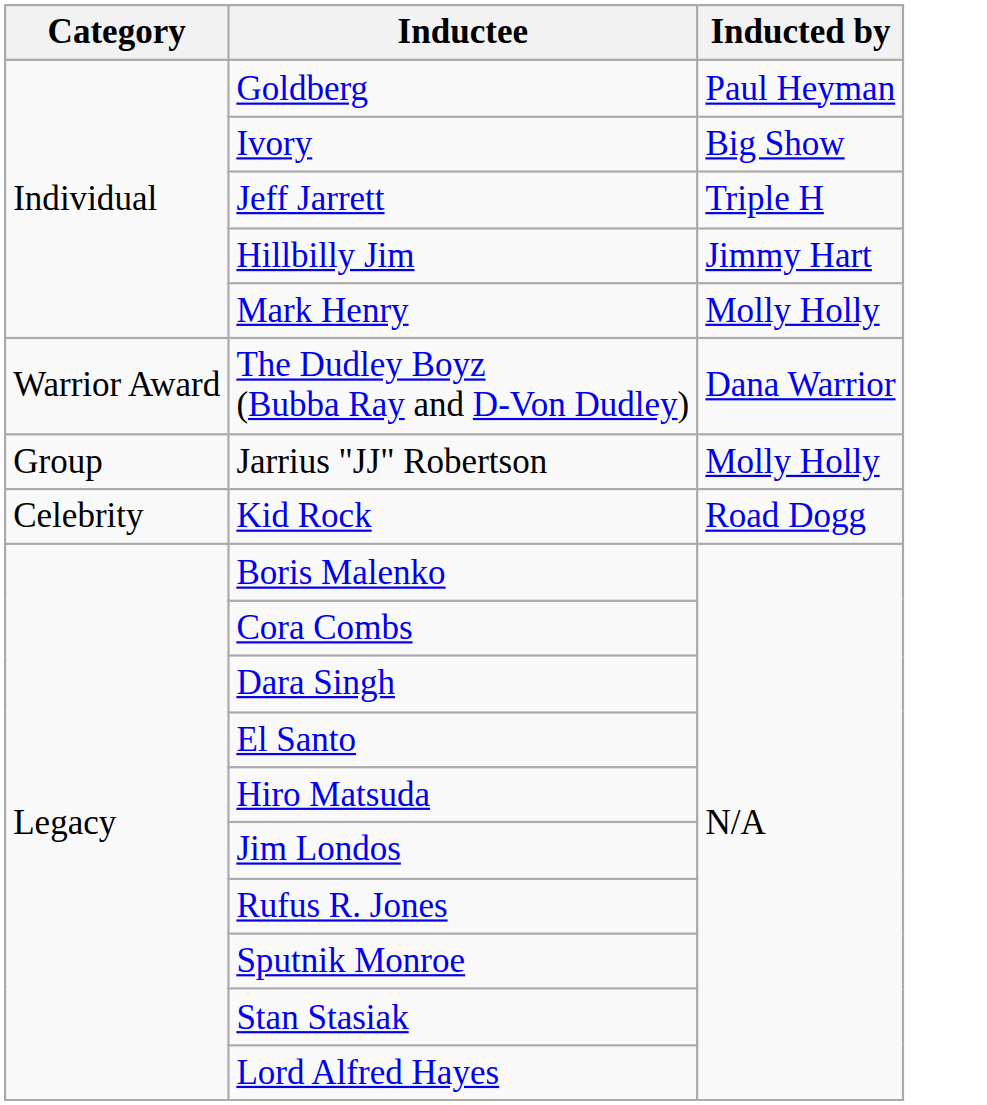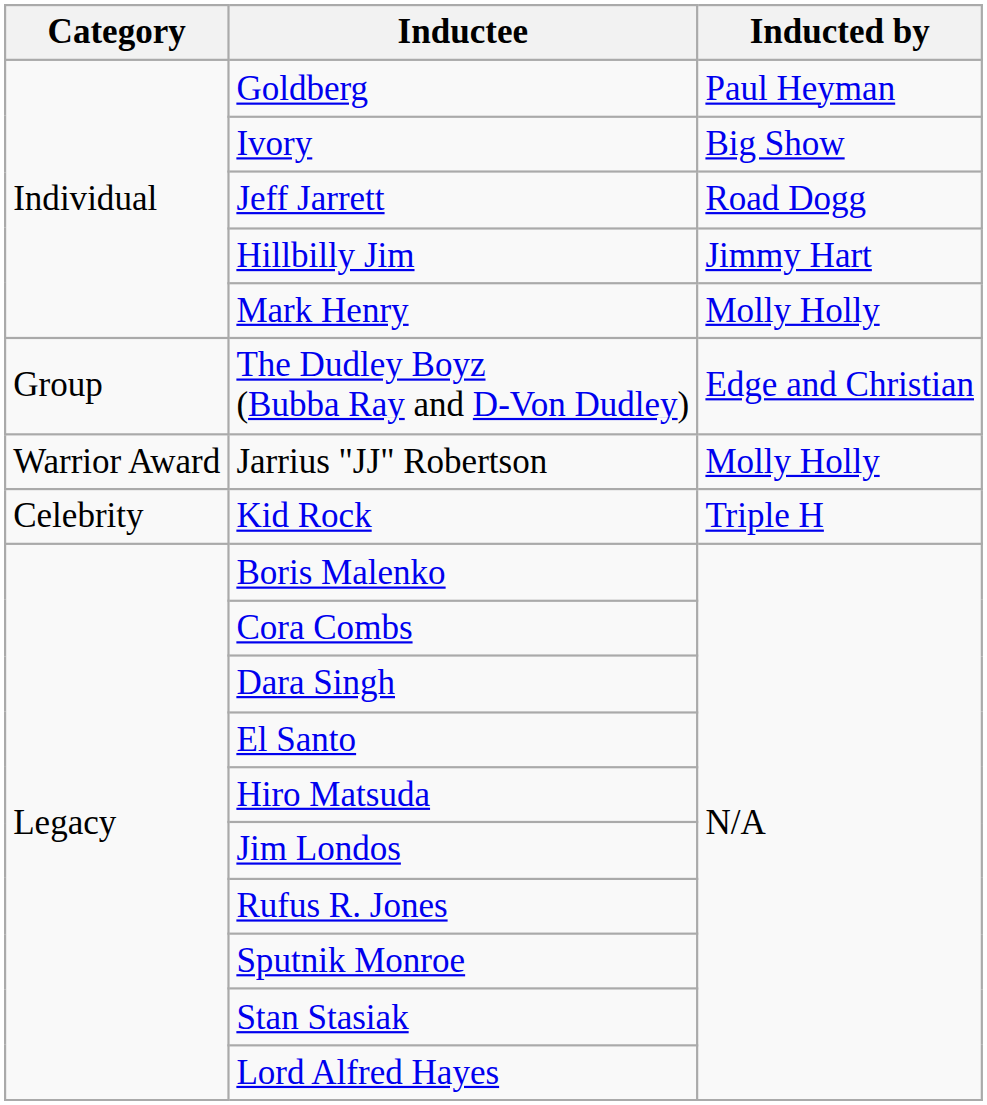(765, 198) Triple H -> (786, 198) Road Dogg
(117, 385) Warrior Award -> (58, 385) Group
(800, 385) Dana Warrior -> (840, 385) Edge and Christian
(58, 460) Group -> (117, 460) Warrior Award
(786, 516) Road Dogg -> (765, 516) Triple H
